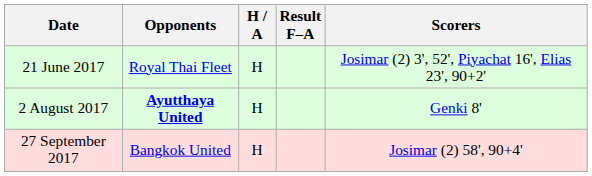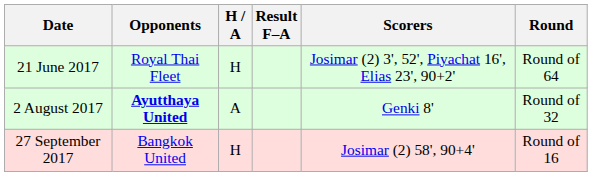+ column: (551, 25)
(257, 108) H -> (235, 108) A
